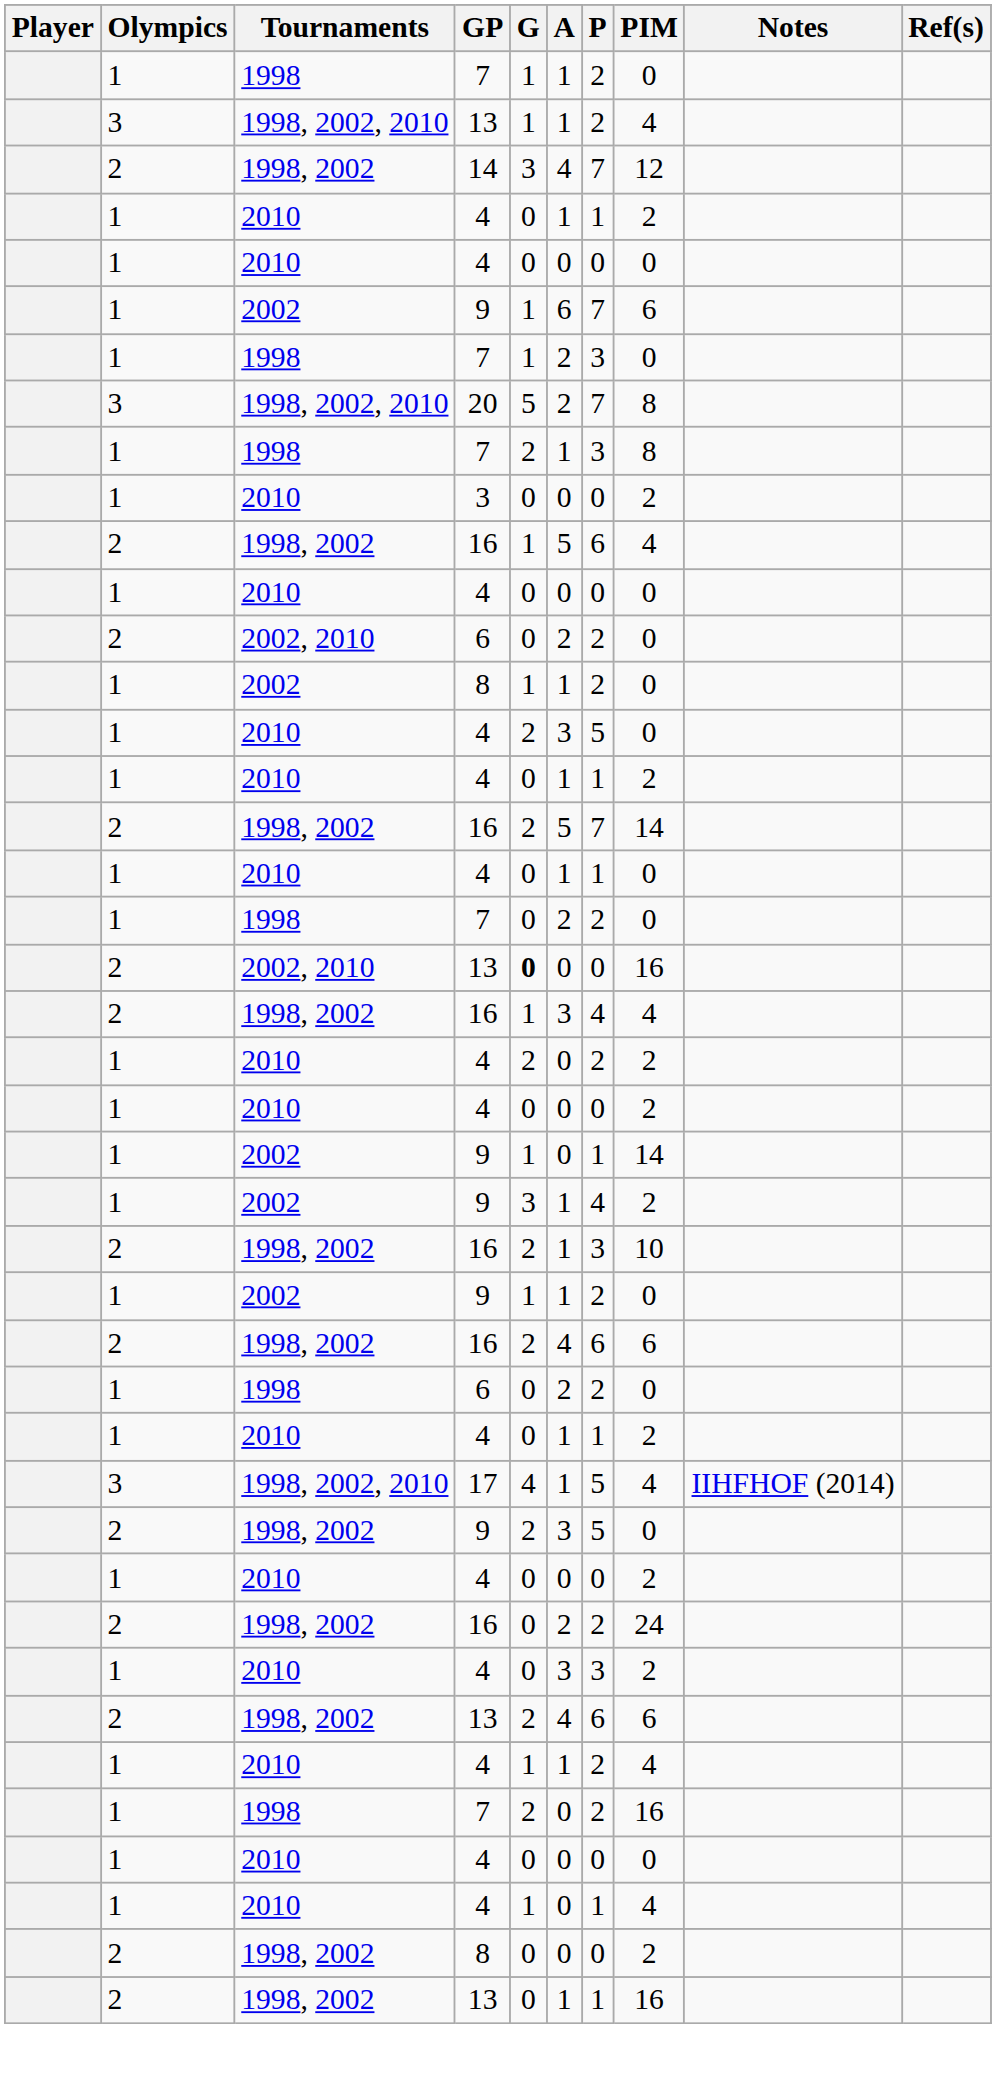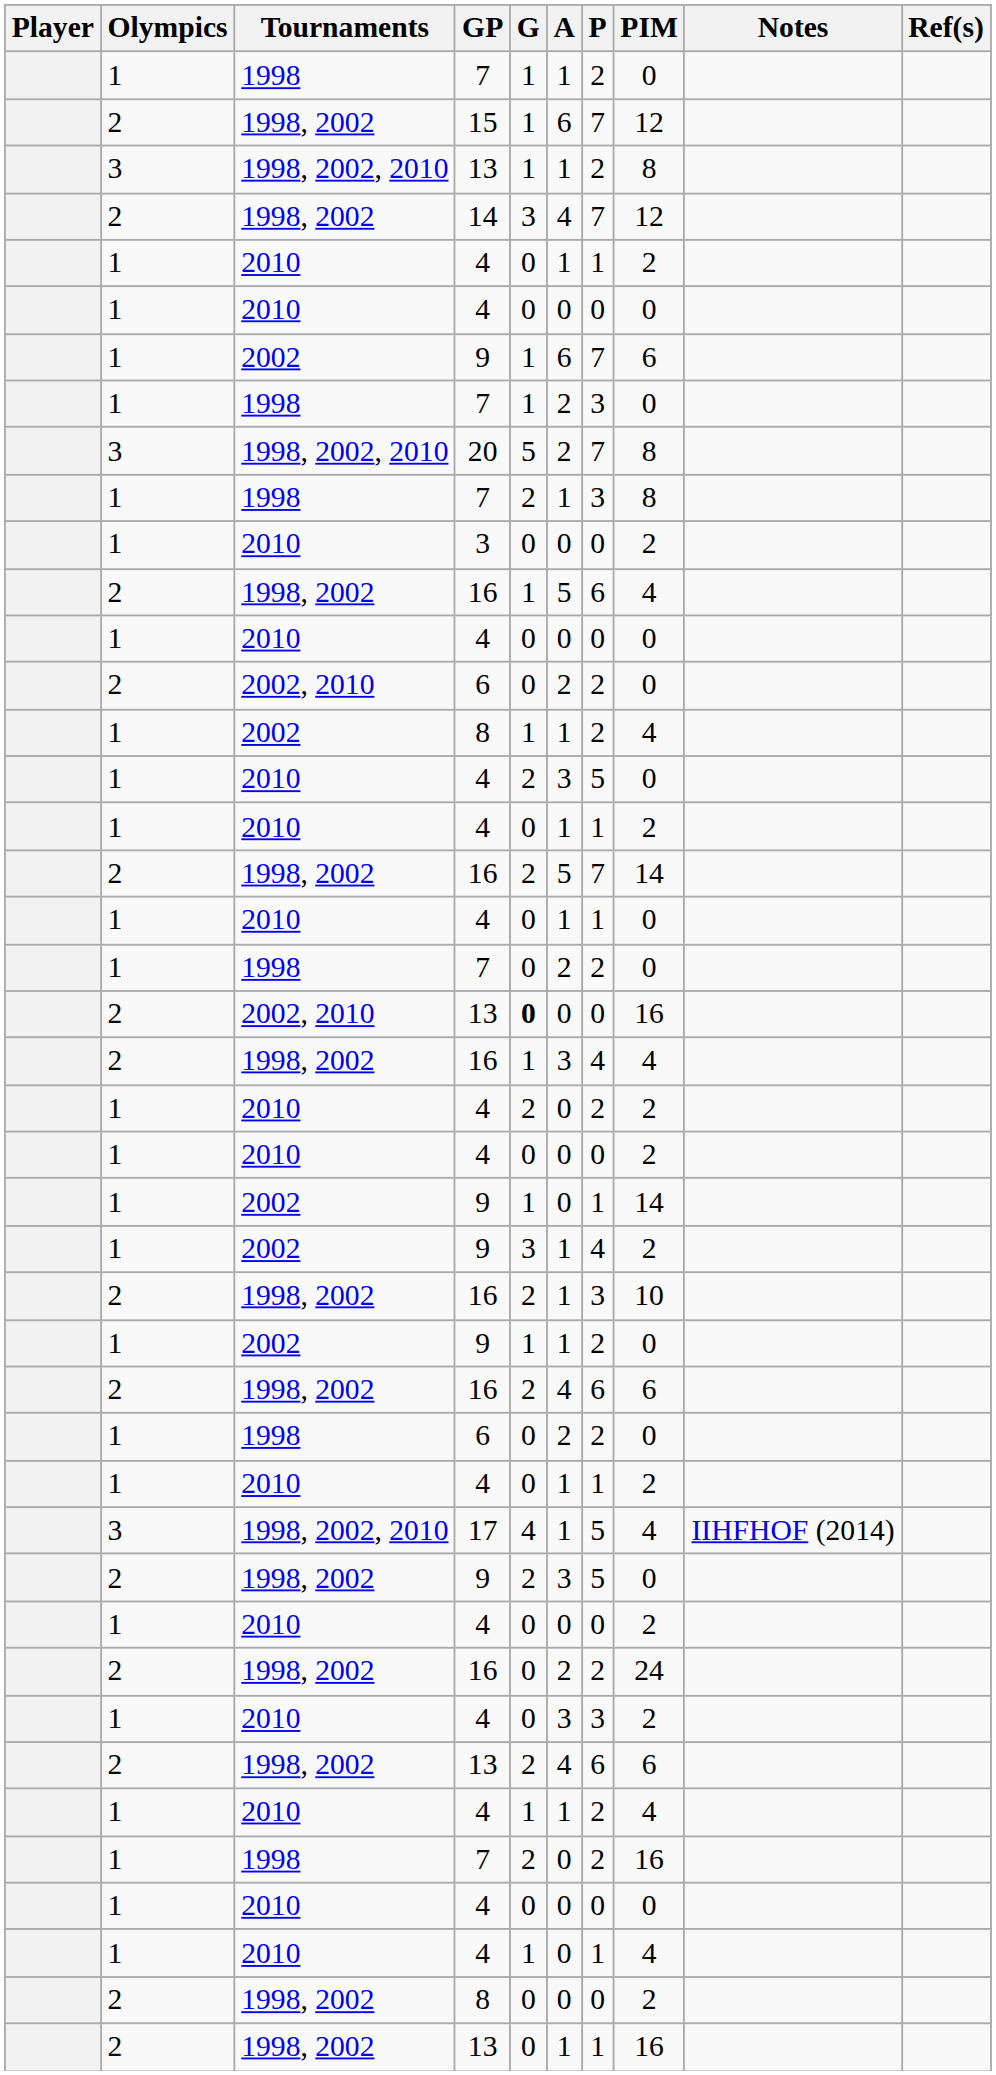+ row: (308, 121)
(649, 121) 4 -> (649, 168) 8
(649, 685) 0 -> (649, 732) 4
